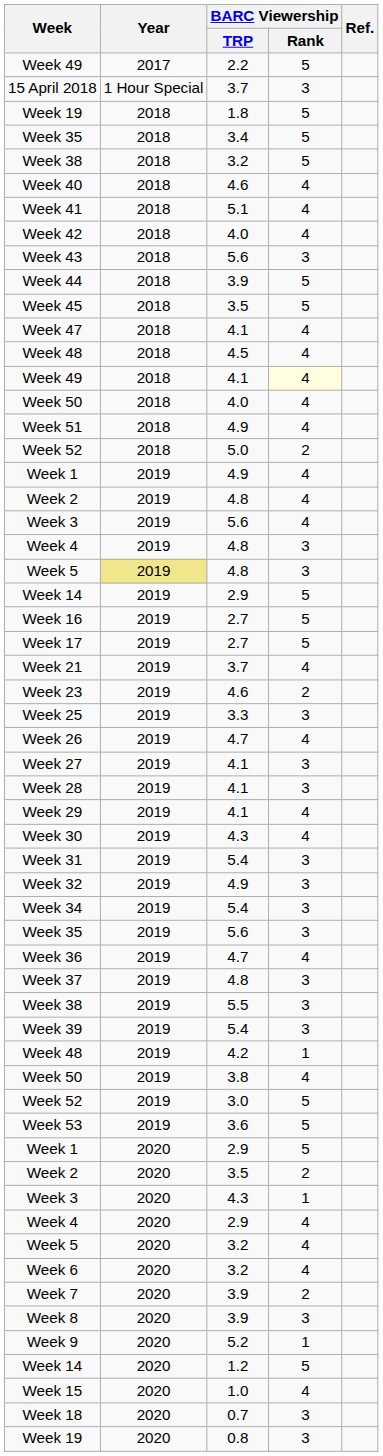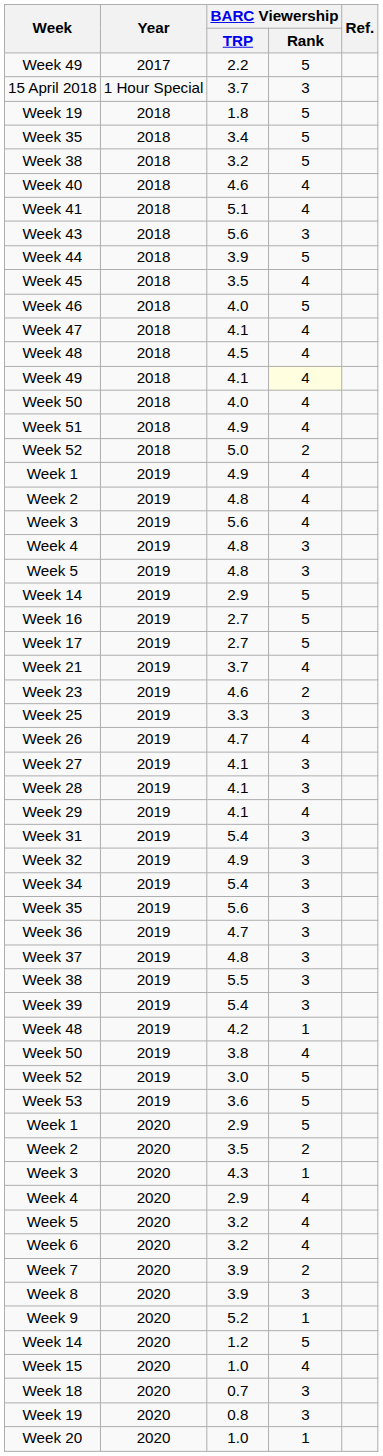- row: (52, 233)
(305, 305) 5 -> (305, 281) 4
+ row: (52, 305)
(154, 570) khaki background -> (154, 570) no background
- row: (52, 836)
(305, 956) 4 -> (305, 932) 3
+ row: (52, 1438)
